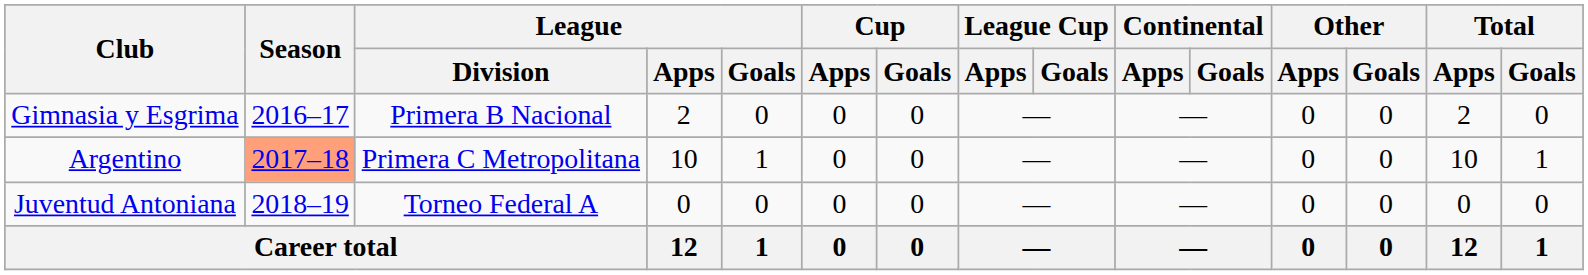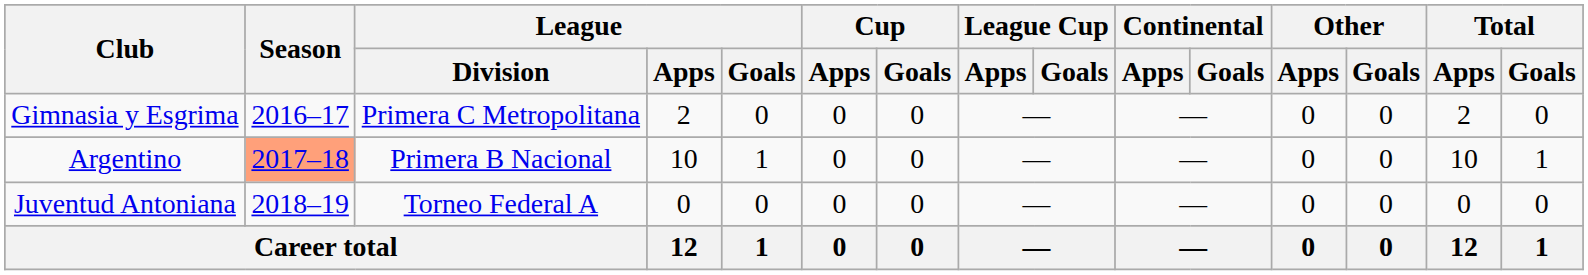(501, 114) Primera B Nacional -> (501, 114) Primera C Metropolitana
(501, 159) Primera C Metropolitana -> (501, 159) Primera B Nacional
